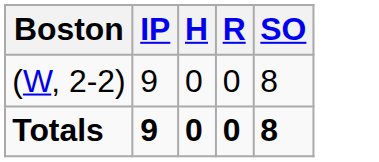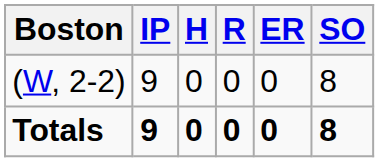+ column: (282, 29)
